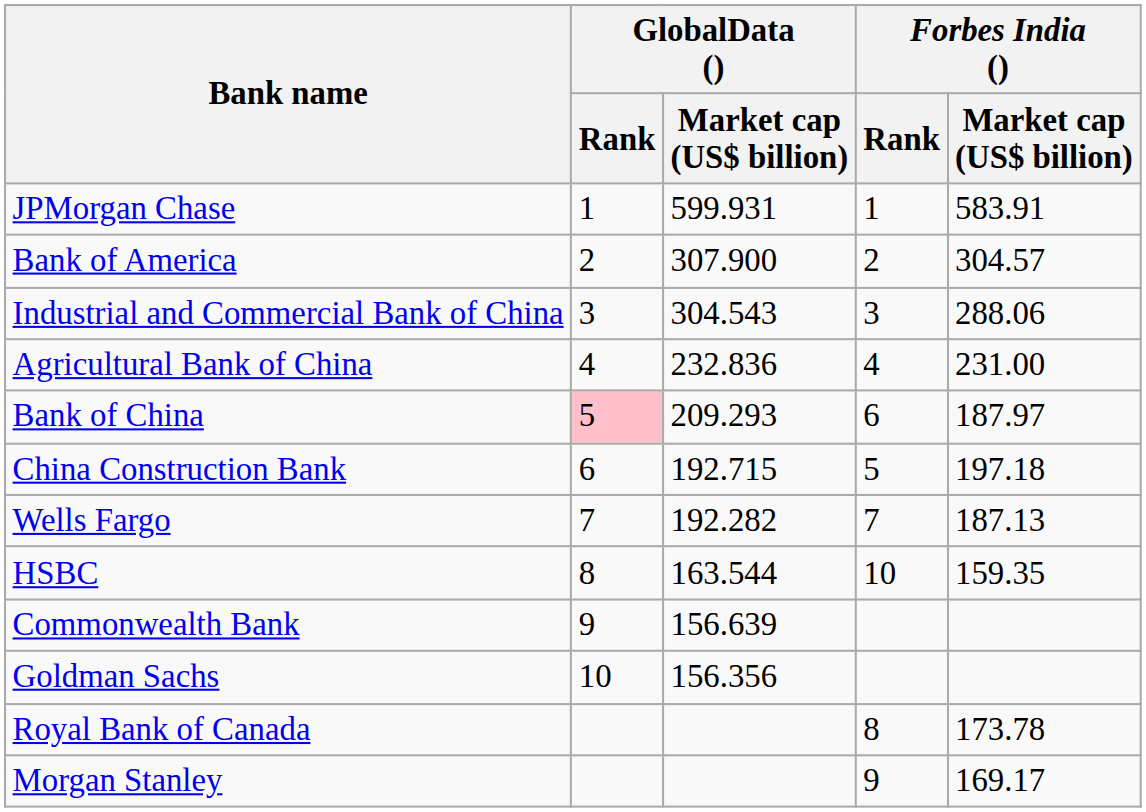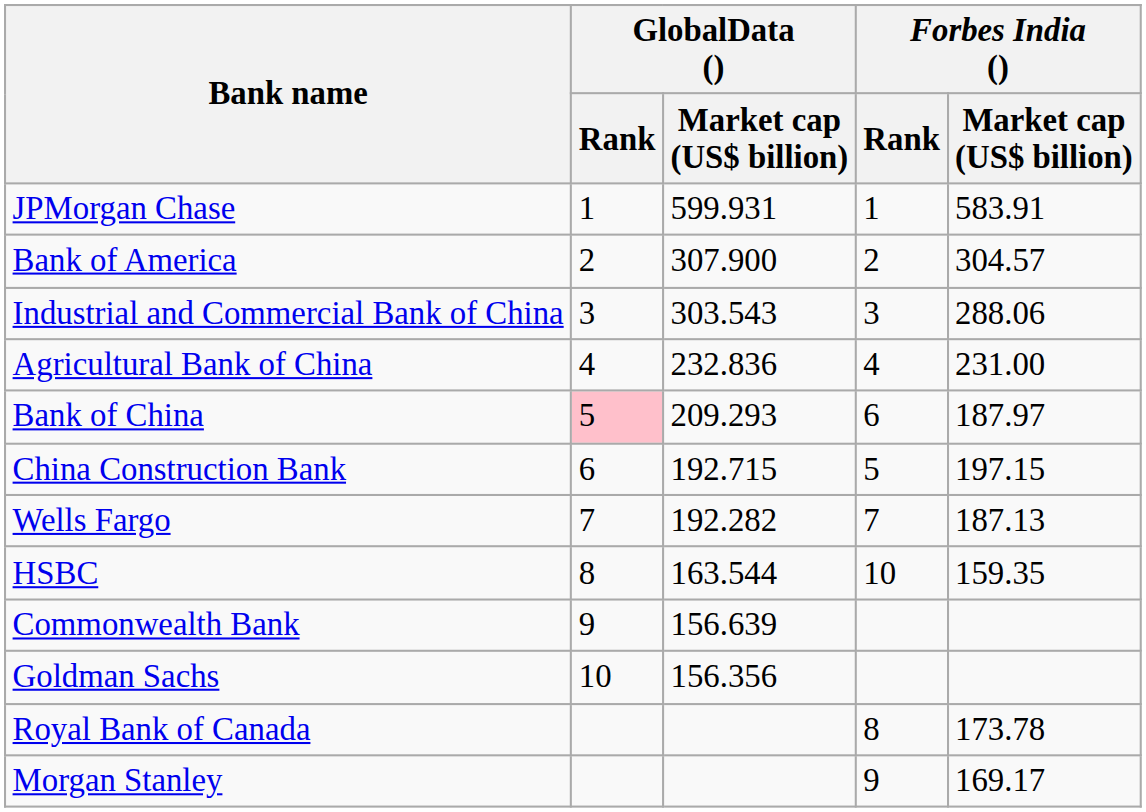(724, 312) 304.543 -> (724, 312) 303.543
(1000, 468) 197.18 -> (1000, 468) 197.15
